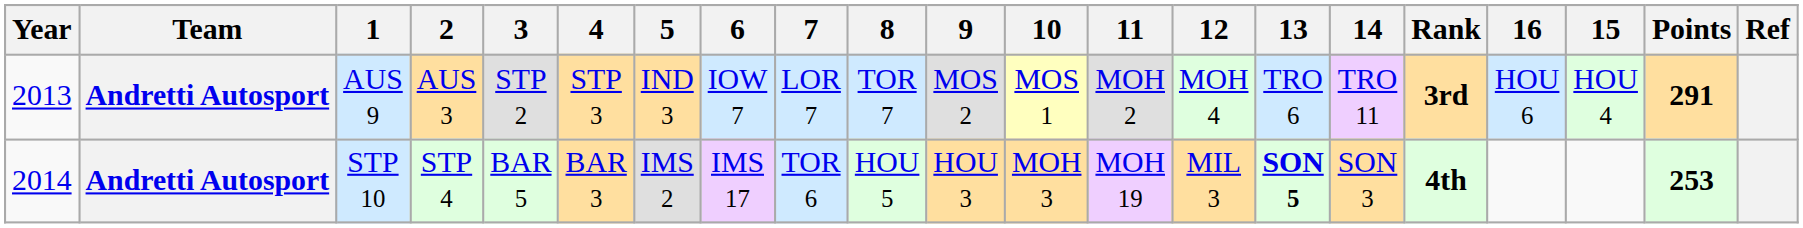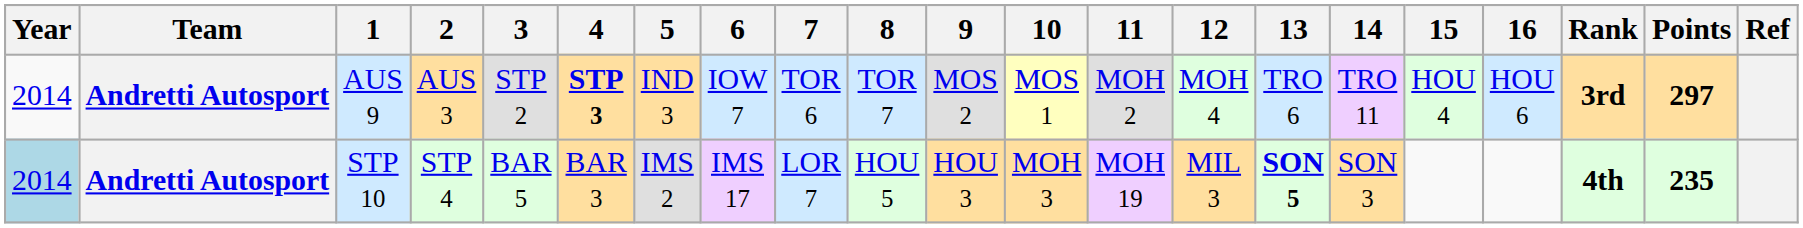columns swapped: (1606, 29) <-> (1446, 29)
(42, 96) 2013 -> (42, 96) 2014
(596, 96) normal -> (596, 96) bold
(811, 96) LOR 7 -> (811, 96) TOR 6
(1692, 96) 291 -> (1692, 96) 297
(42, 180) no background -> (42, 180) lightblue background
(811, 180) TOR 6 -> (811, 180) LOR 7
(1692, 180) 253 -> (1692, 180) 235
